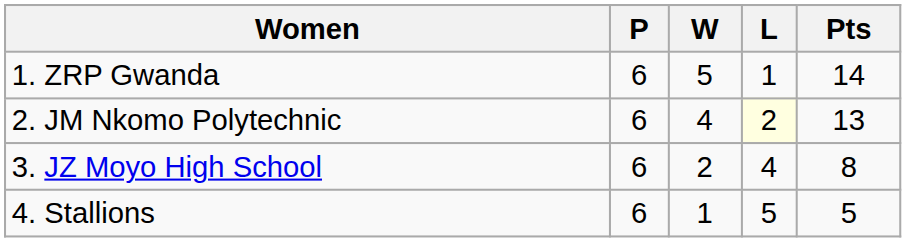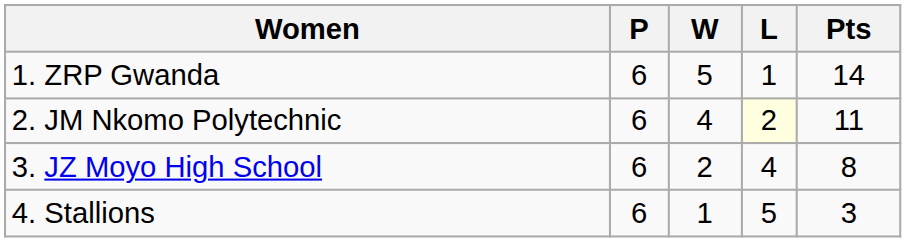(849, 121) 13 -> (849, 121) 11
(849, 213) 5 -> (849, 213) 3
